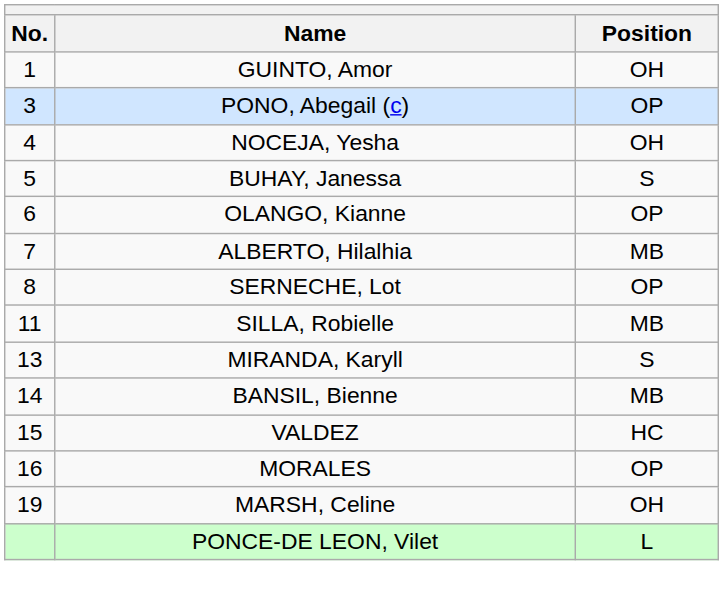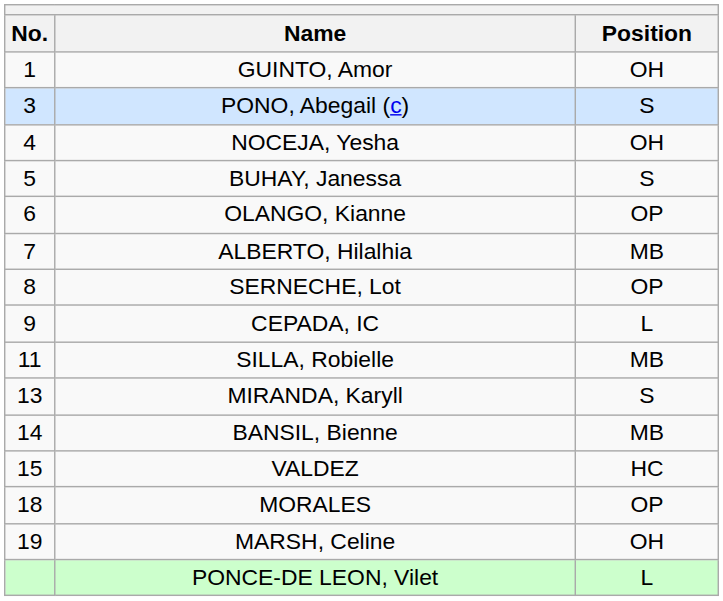(647, 105) OP -> (647, 105) S
+ row: (315, 323)
(30, 468) 16 -> (30, 504) 18
